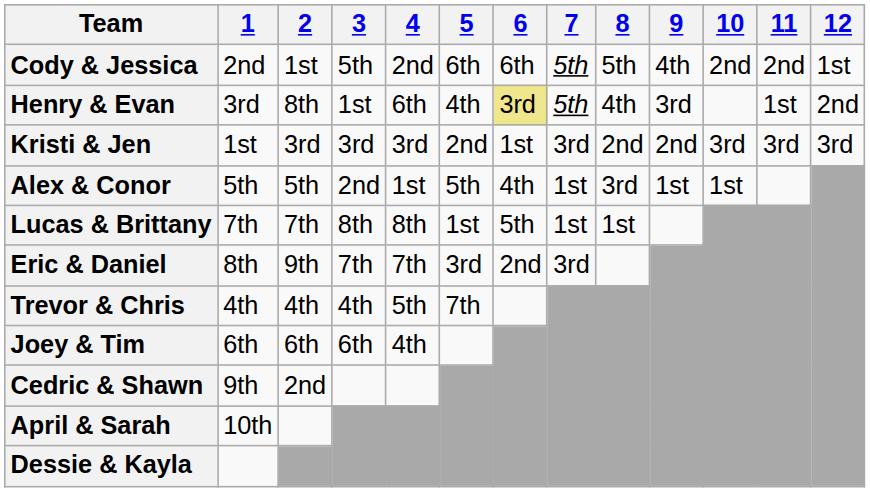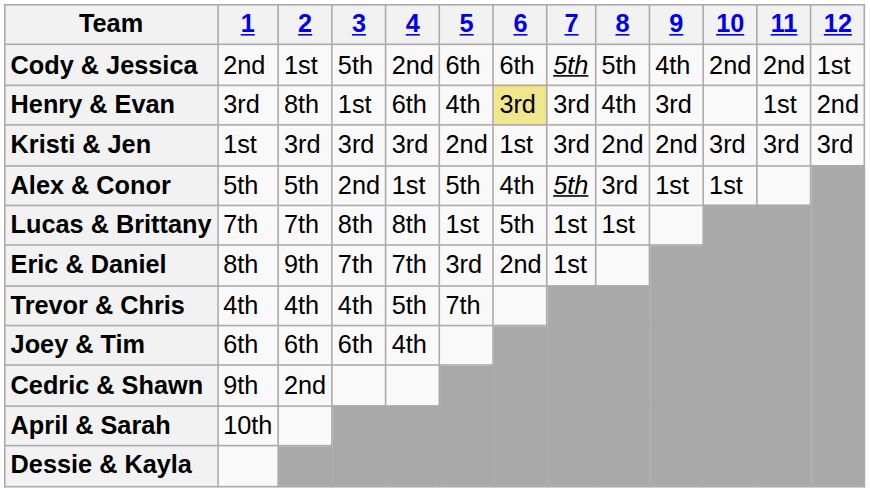(571, 104) 5th -> (571, 104) 3rd
(570, 184) 1st -> (571, 184) 5th
(571, 265) 3rd -> (570, 265) 1st
